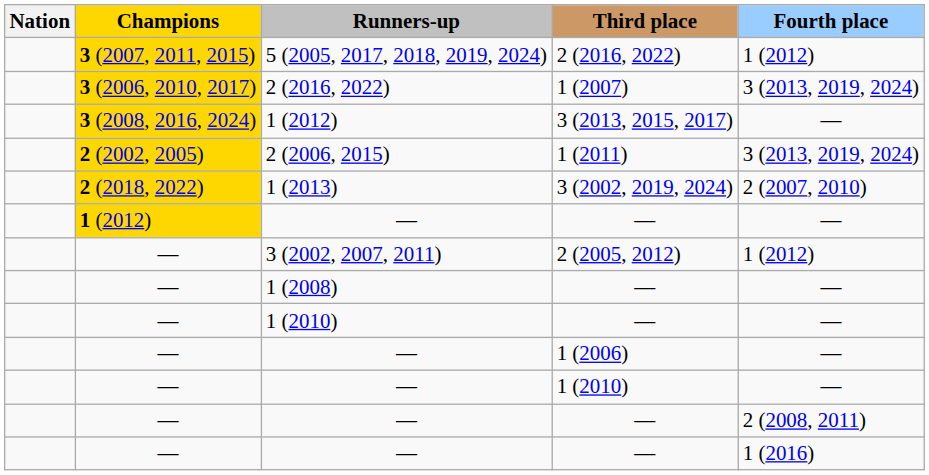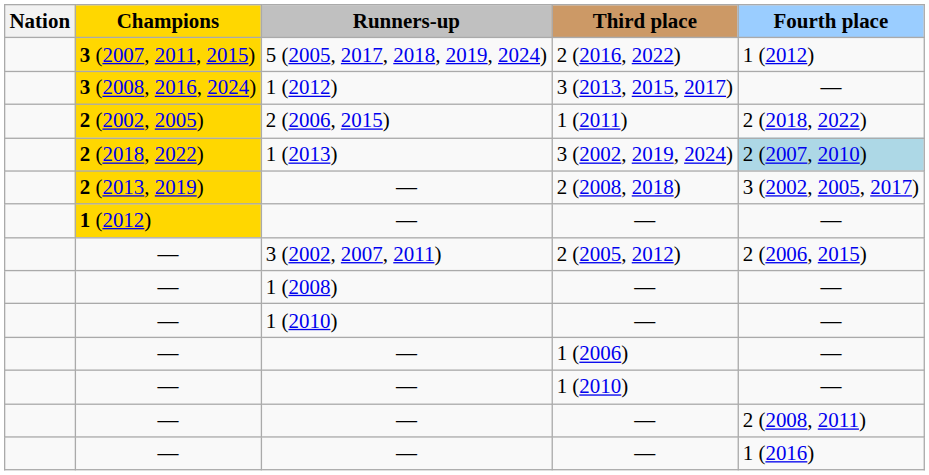- row: (328, 87)
(831, 154) 3 (2013, 2019, 2024) -> (805, 120) 2 (2018, 2022)
(805, 187) no background -> (805, 154) lightblue background
+ row: (406, 187)
(778, 253) 1 (2012) -> (805, 253) 2 (2006, 2015)
